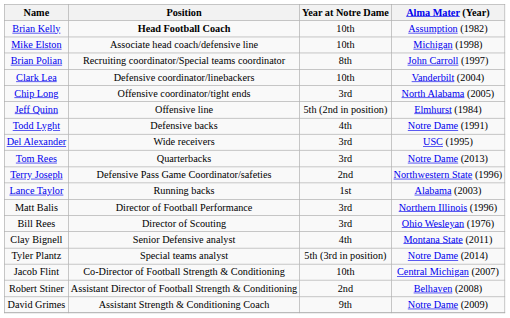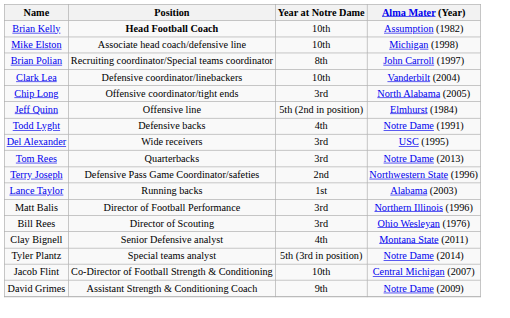- row: (36, 288)
